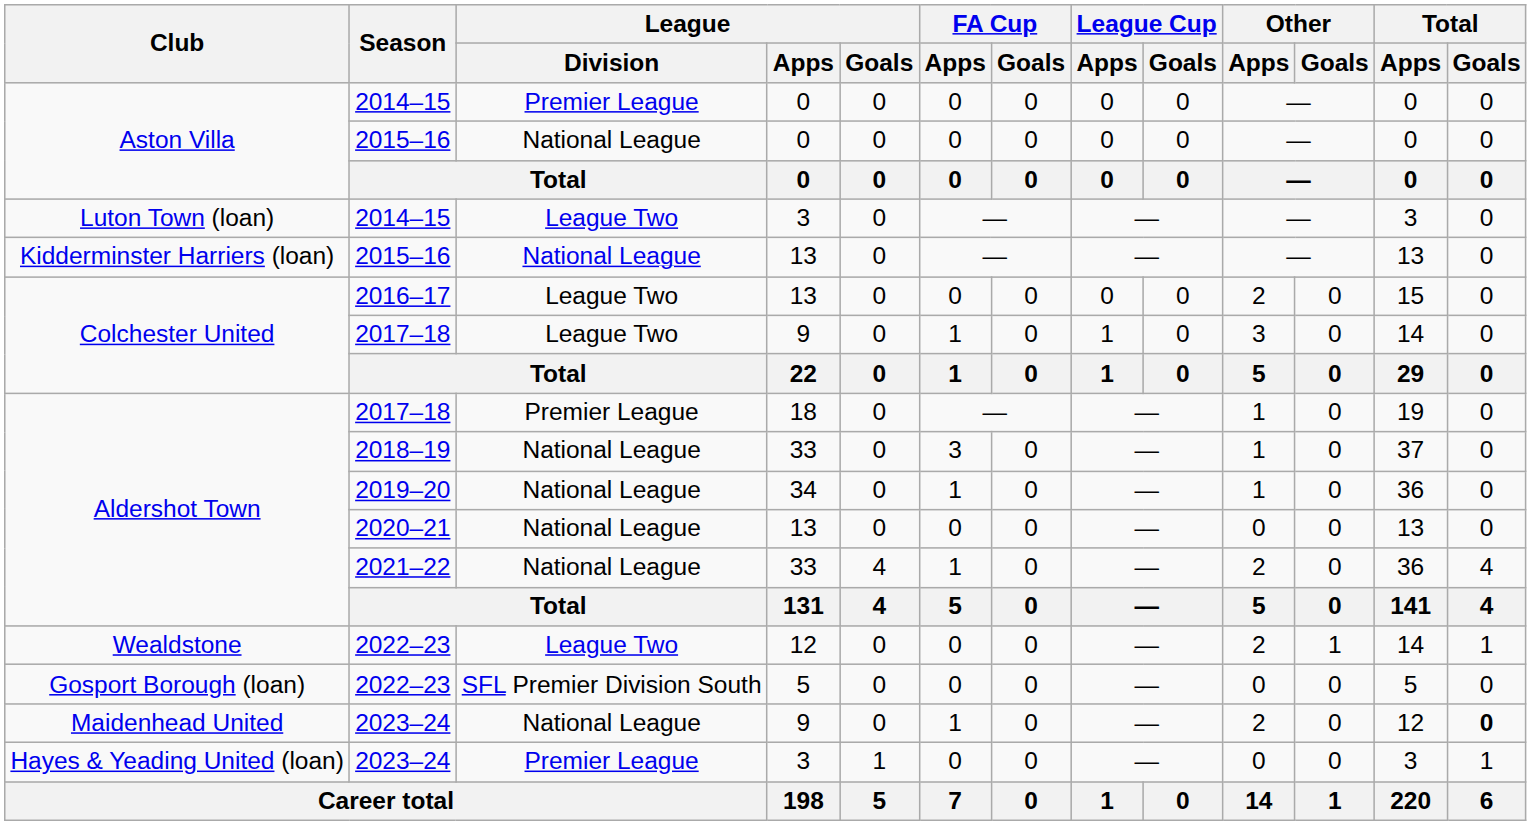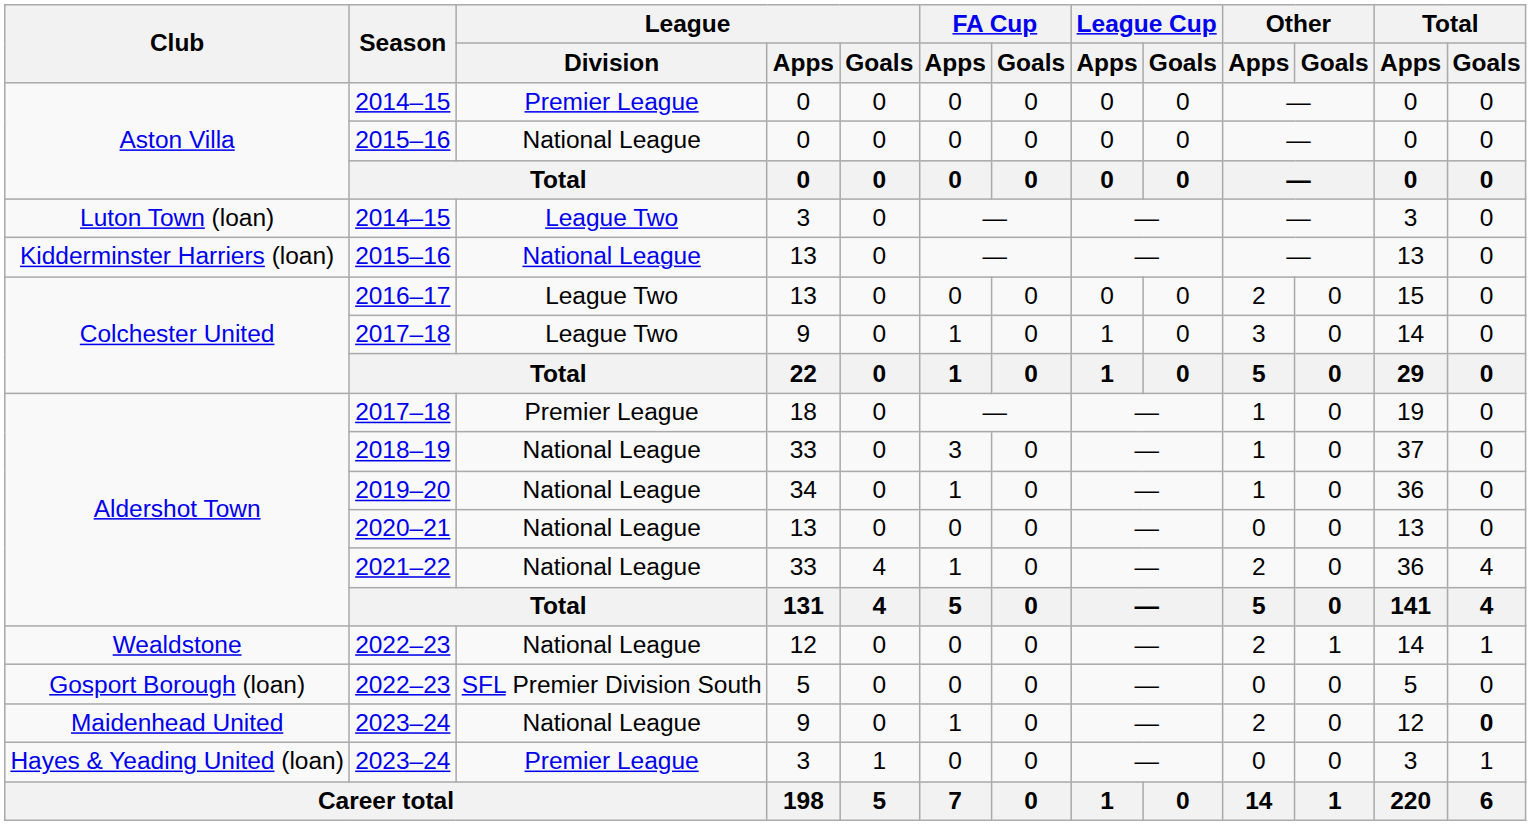(612, 645) League Two -> (612, 645) National League
